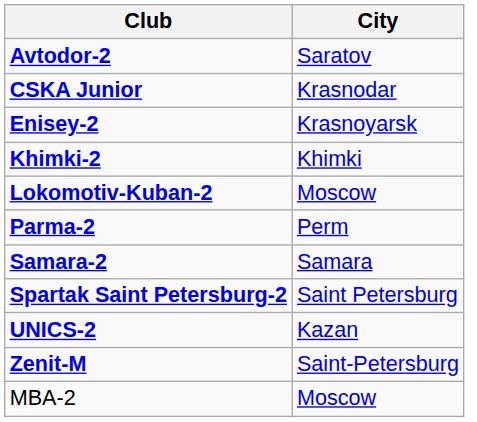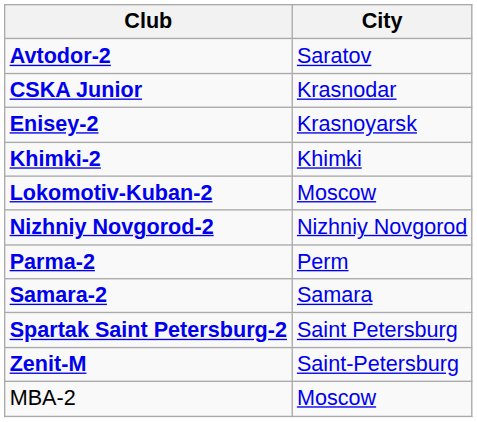+ row: (112, 227)
- row: (53, 329)
